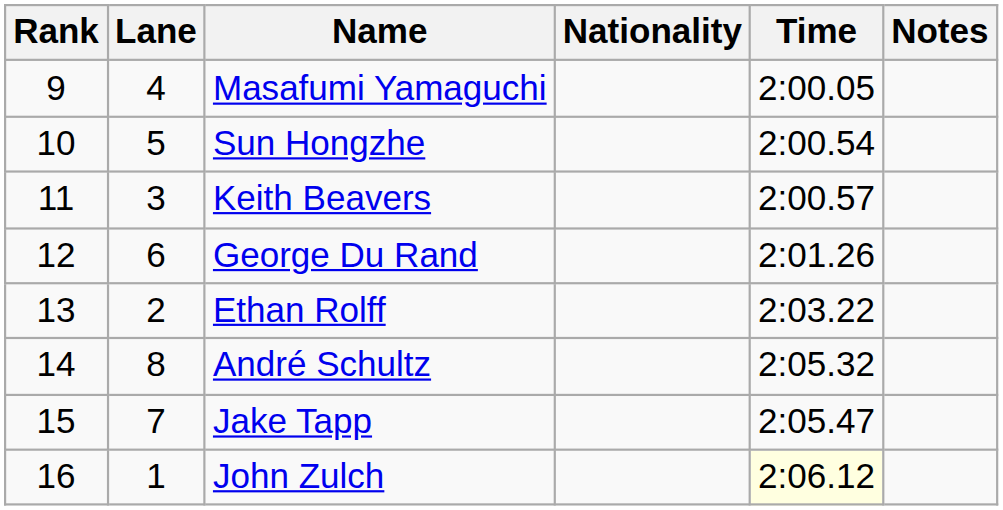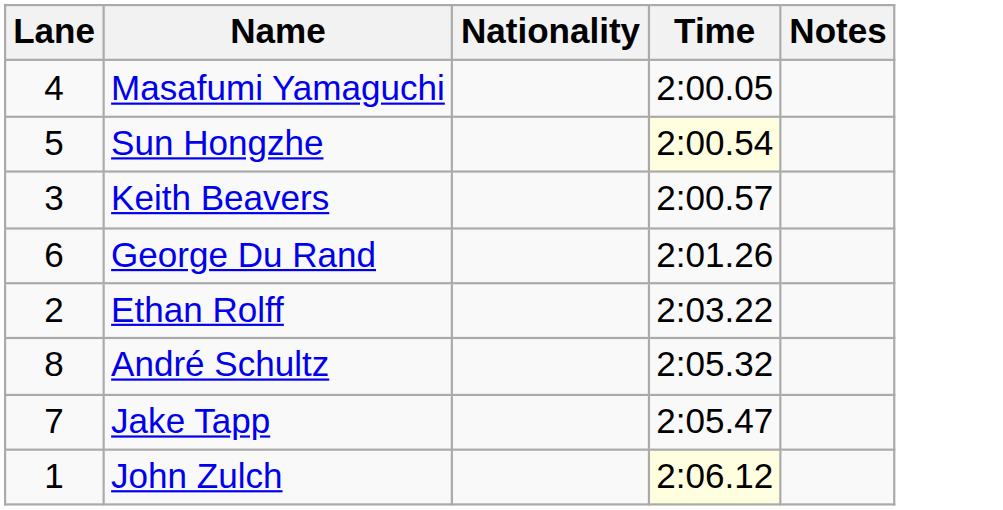- column: (56, 32)
(817, 143) no background -> (715, 143) lightyellow background
